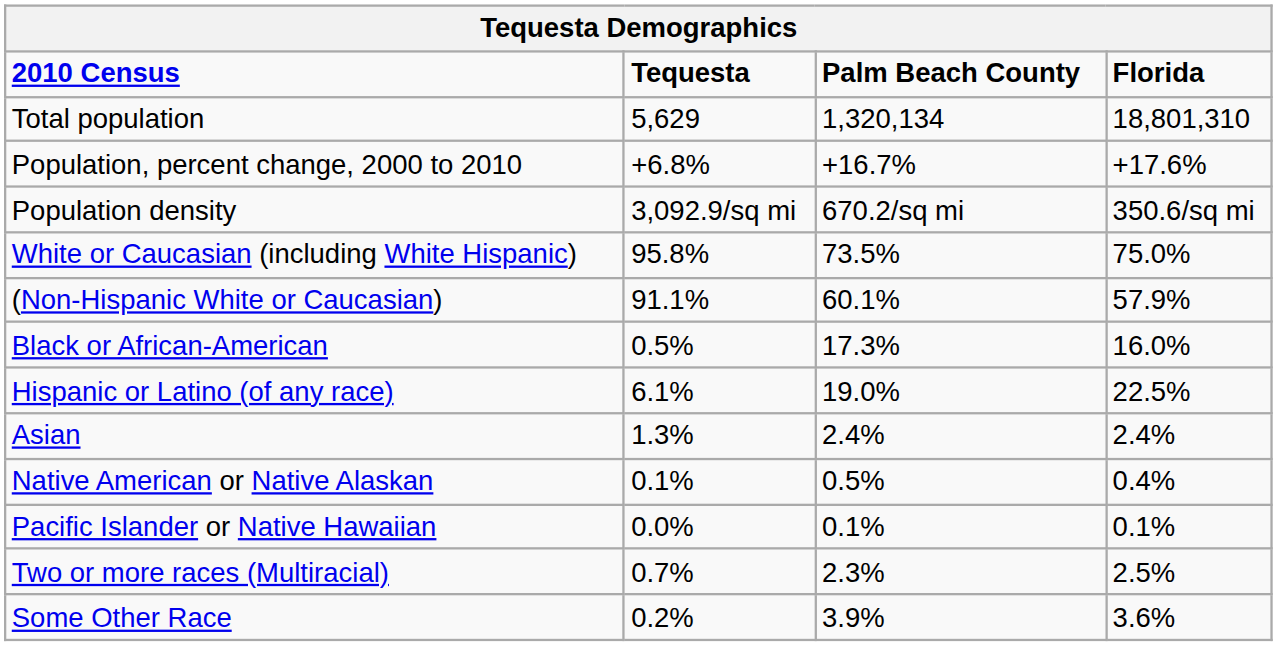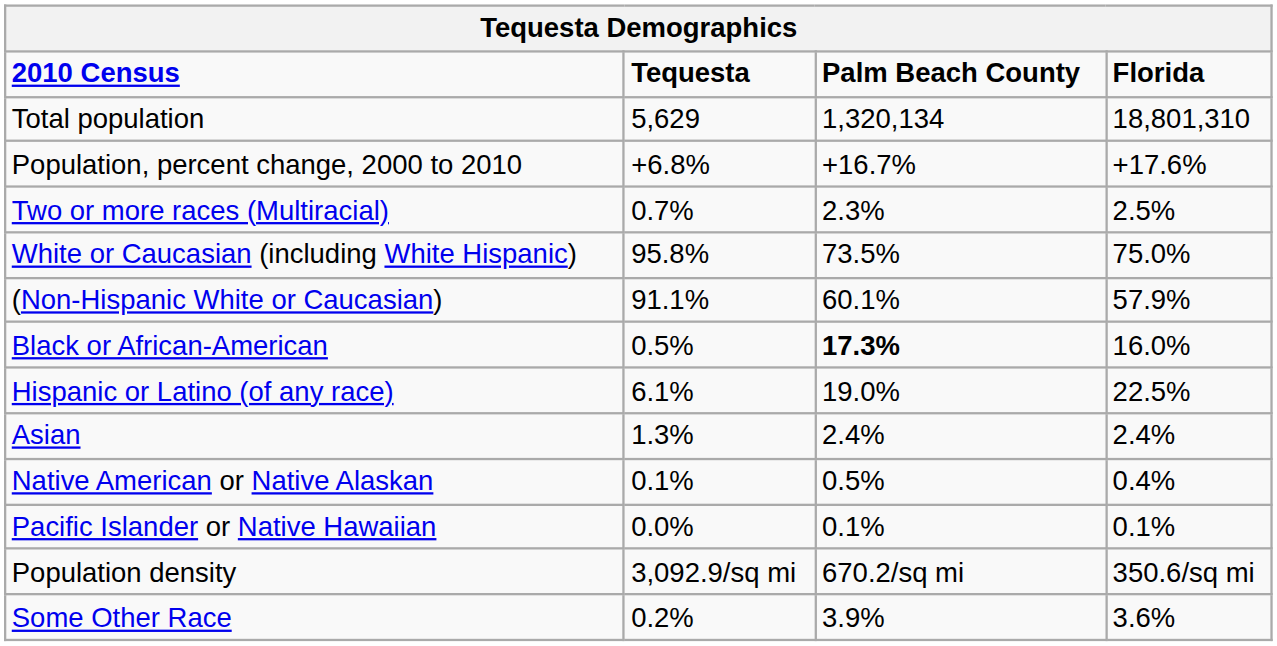rows swapped: (124, 209) <-> (200, 572)
(861, 345) normal -> (861, 345) bold
